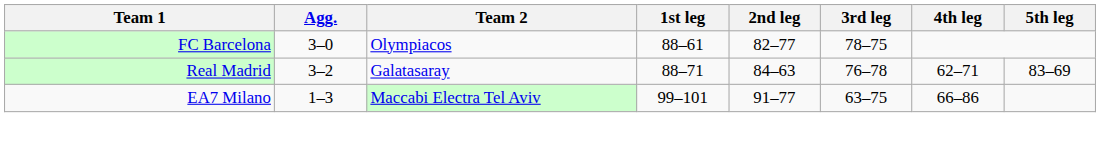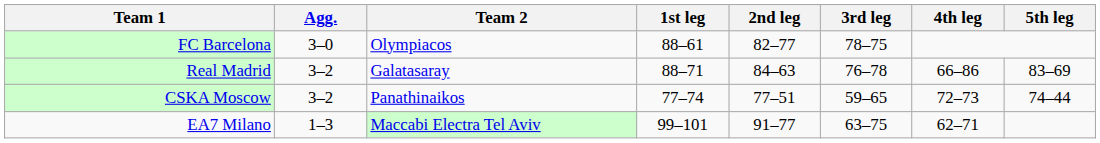(958, 71) 62–71 -> (958, 71) 66–86
+ row: (218, 97)
(958, 97) 66–86 -> (958, 124) 62–71
